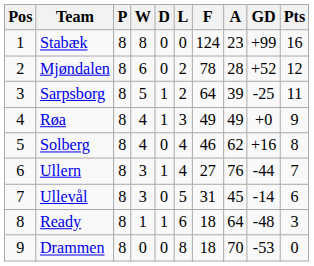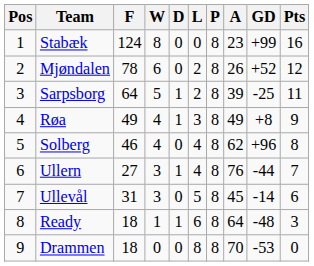columns swapped: (122, 17) <-> (208, 17)
(235, 68) 28 -> (235, 68) 26
(264, 119) +0 -> (264, 119) +8
(264, 145) +16 -> (264, 145) +96
